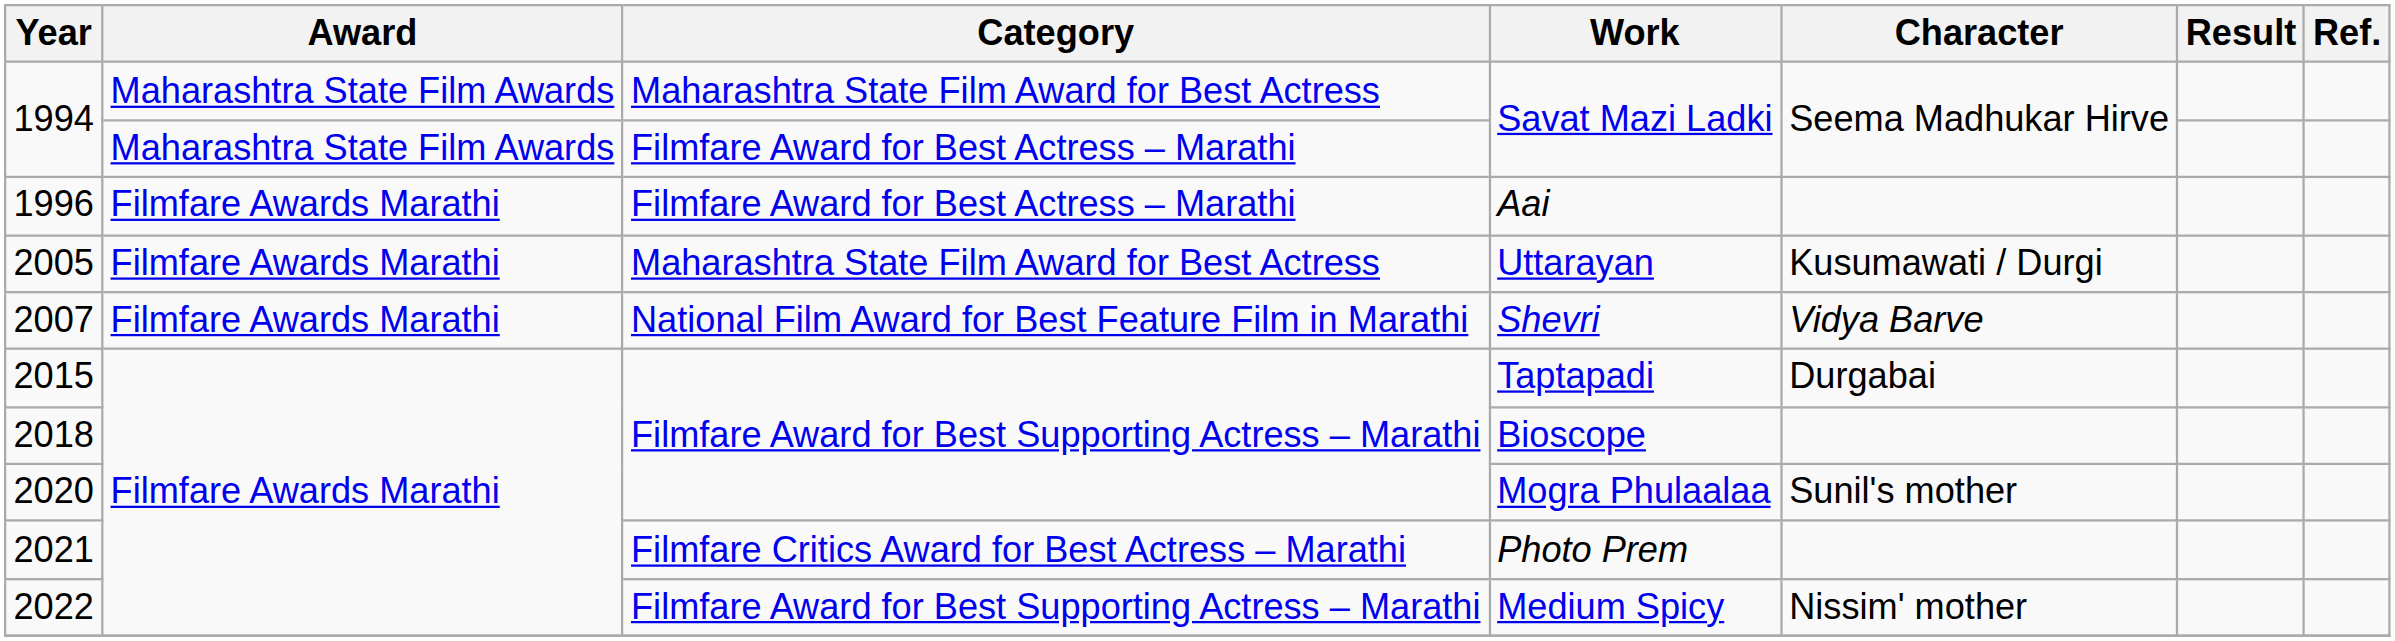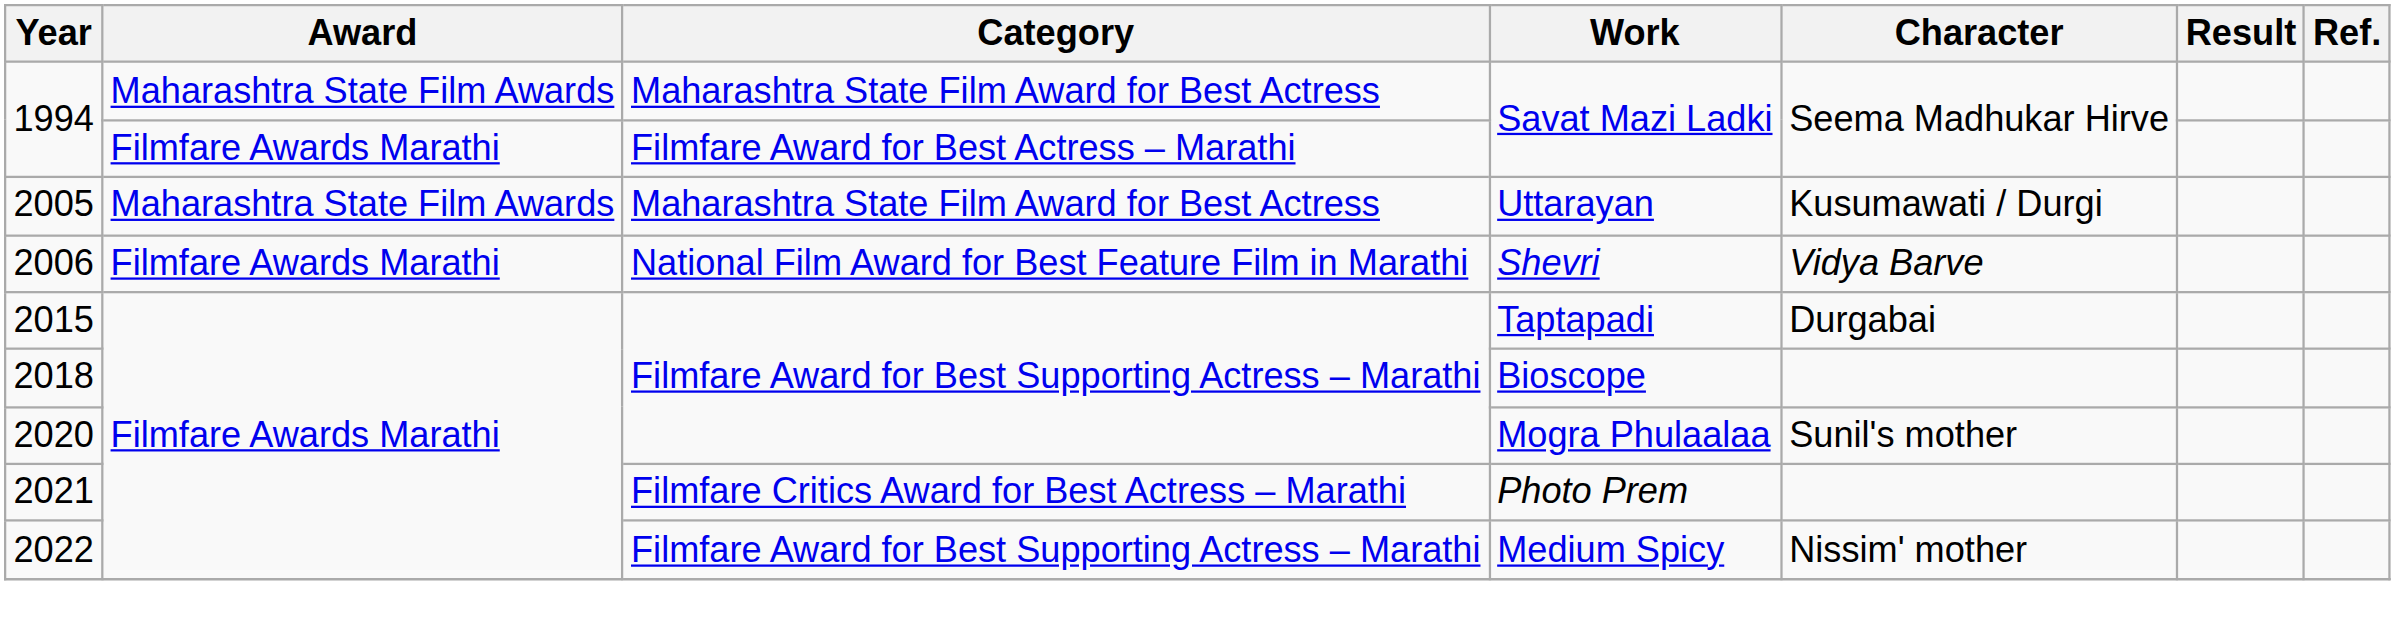(362, 147) Maharashtra State Film Awards -> (305, 147) Filmfare Awards Marathi
- row: (963, 205)
(305, 262) Filmfare Awards Marathi -> (362, 205) Maharashtra State Film Awards
(54, 319) 2007 -> (54, 262) 2006
